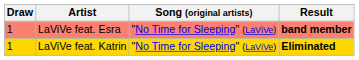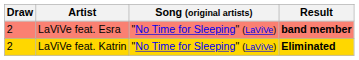(10, 30) 1 -> (10, 30) 2
(10, 47) 1 -> (10, 47) 2
